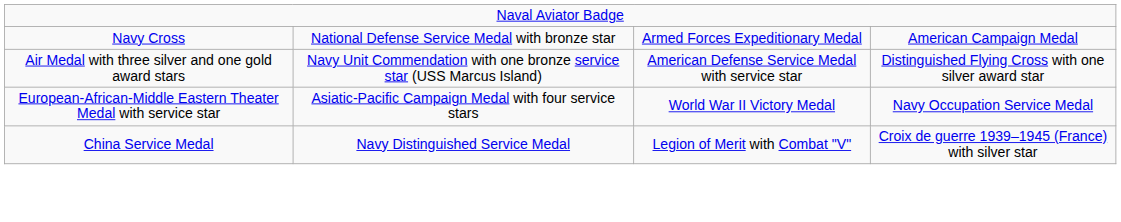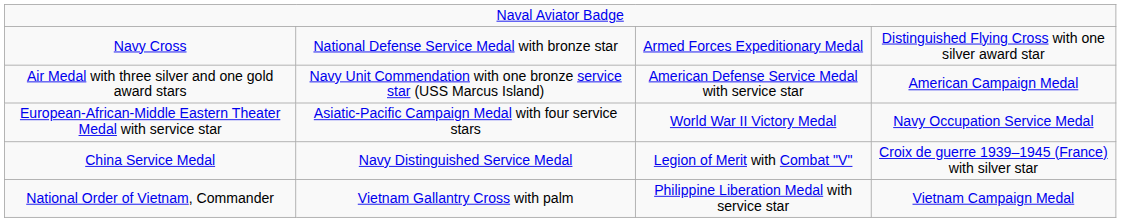(993, 37) American Campaign Medal -> (993, 45) Distinguished Flying Cross with one silver award star
(993, 68) Distinguished Flying Cross with one silver award star -> (993, 84) American Campaign Medal
+ row: (150, 198)
